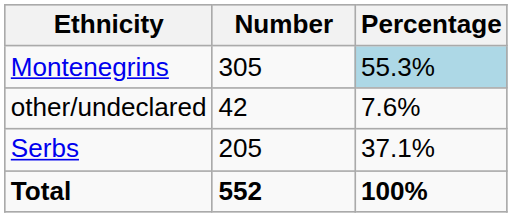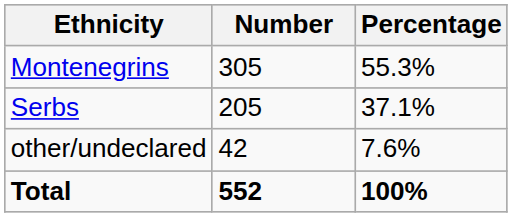(398, 66) lightblue background -> (398, 66) no background
rows swapped: (45, 149) <-> (109, 107)
